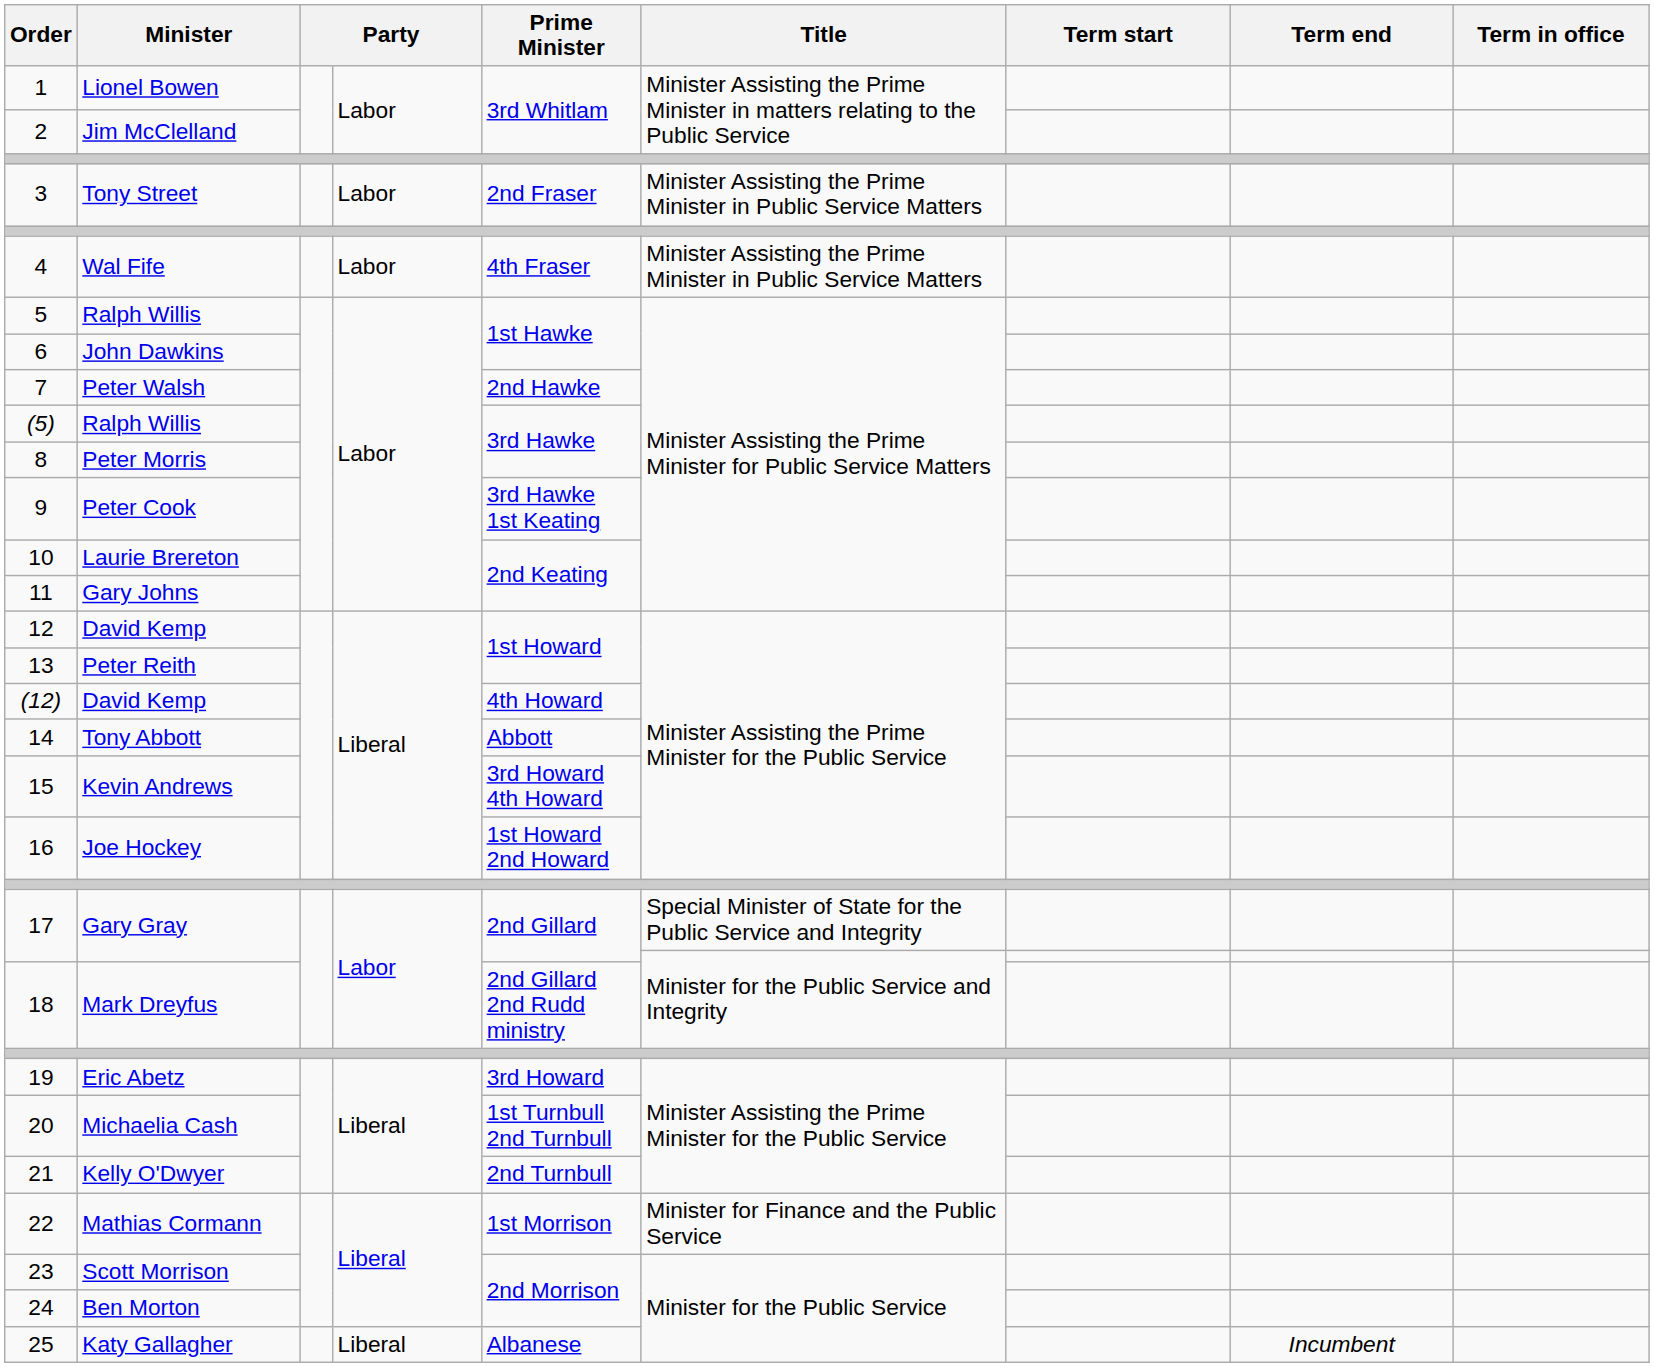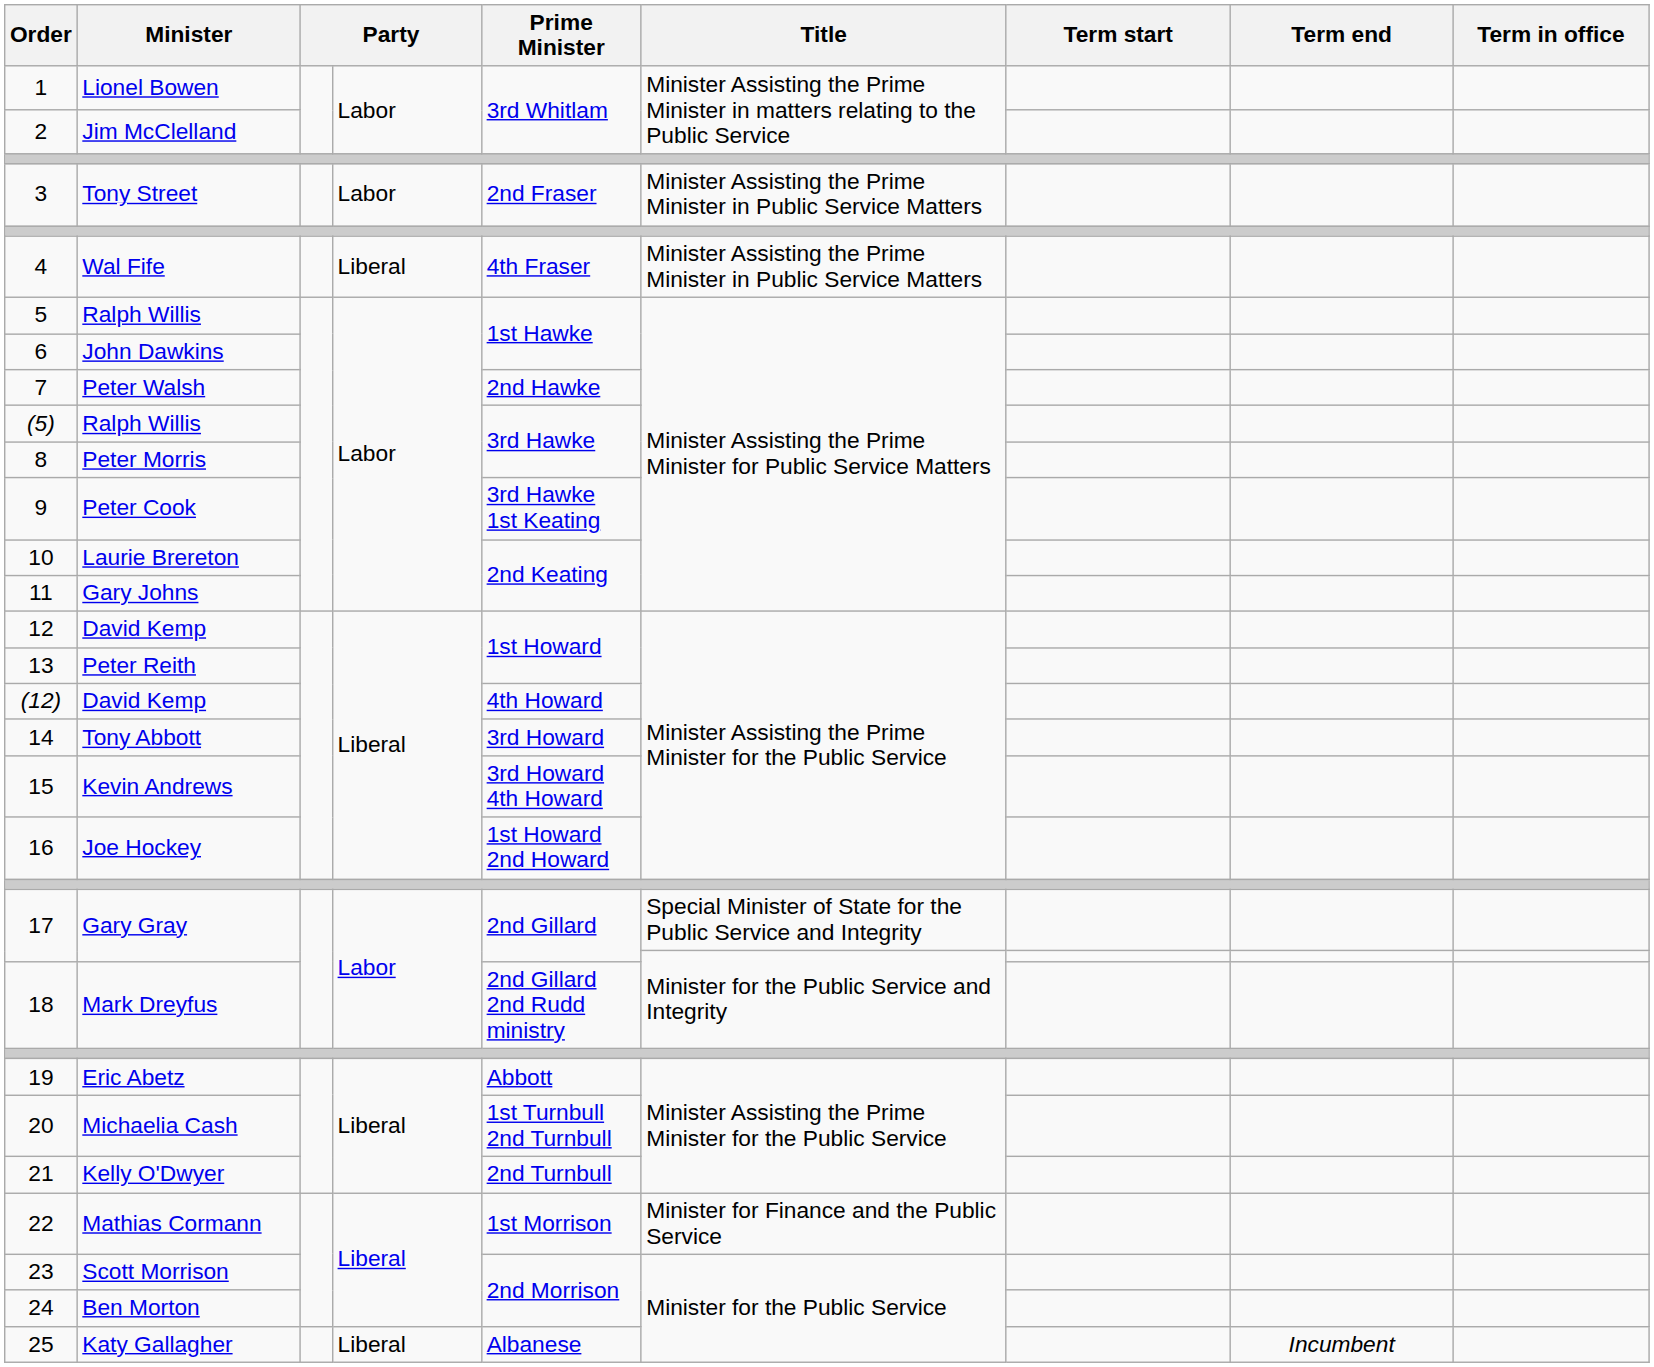(367, 266) Labor -> (372, 266) Liberal
(519, 737) Abbott -> (545, 737) 3rd Howard
(545, 1076) 3rd Howard -> (519, 1076) Abbott
